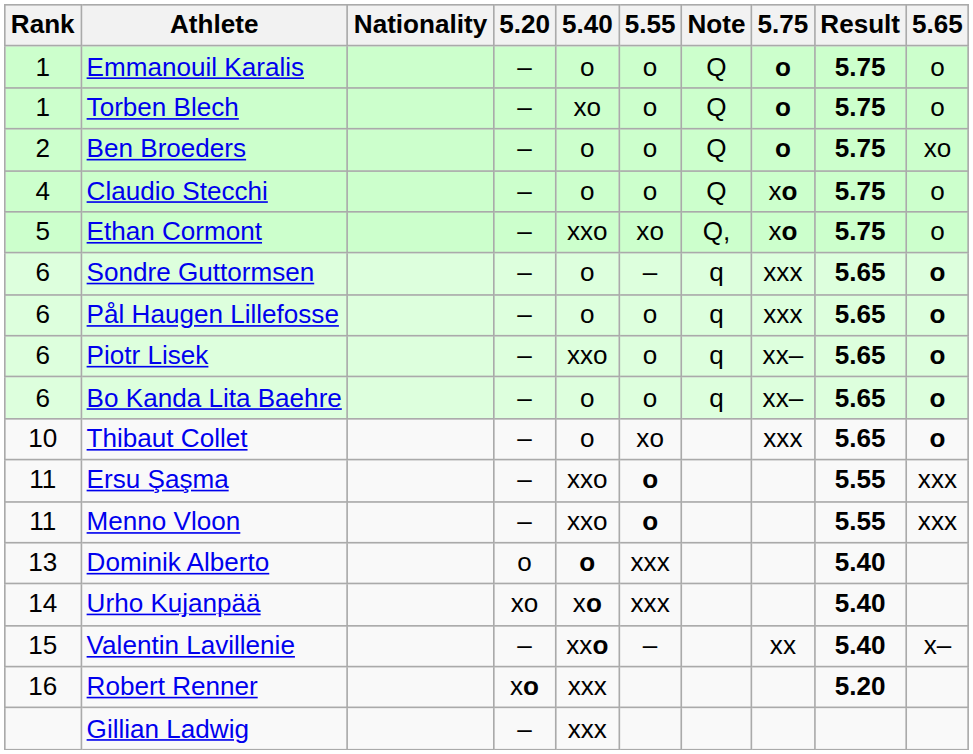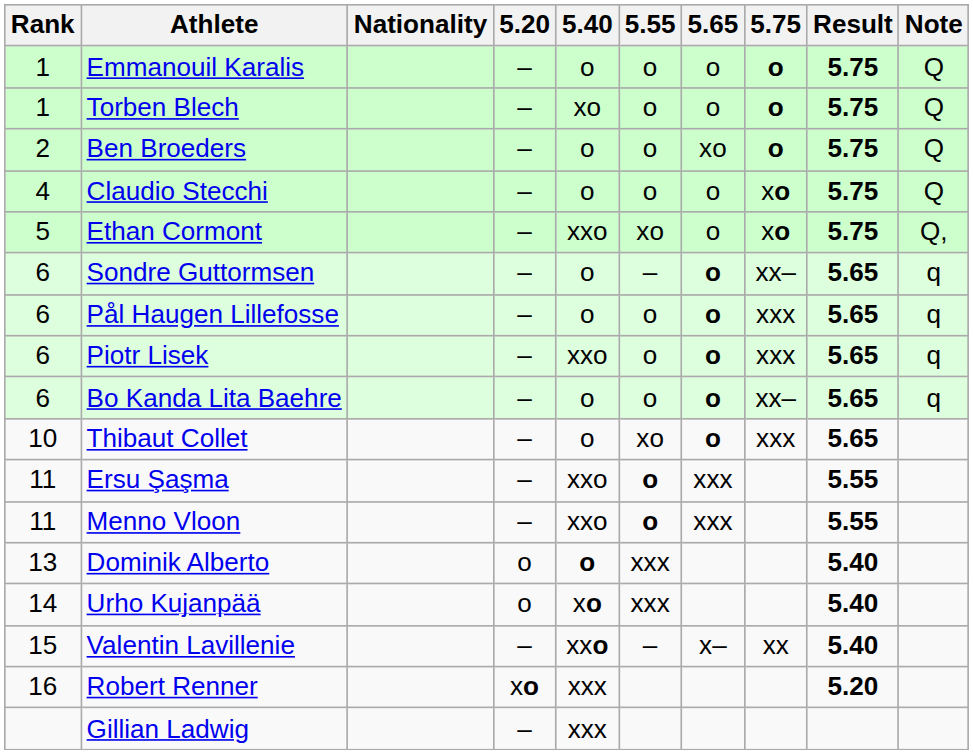columns swapped: (937, 25) <-> (717, 25)
(783, 273) xxx -> (776, 273) xx–
(783, 356) xx– -> (776, 356) xxx
(525, 604) xo -> (525, 604) o
